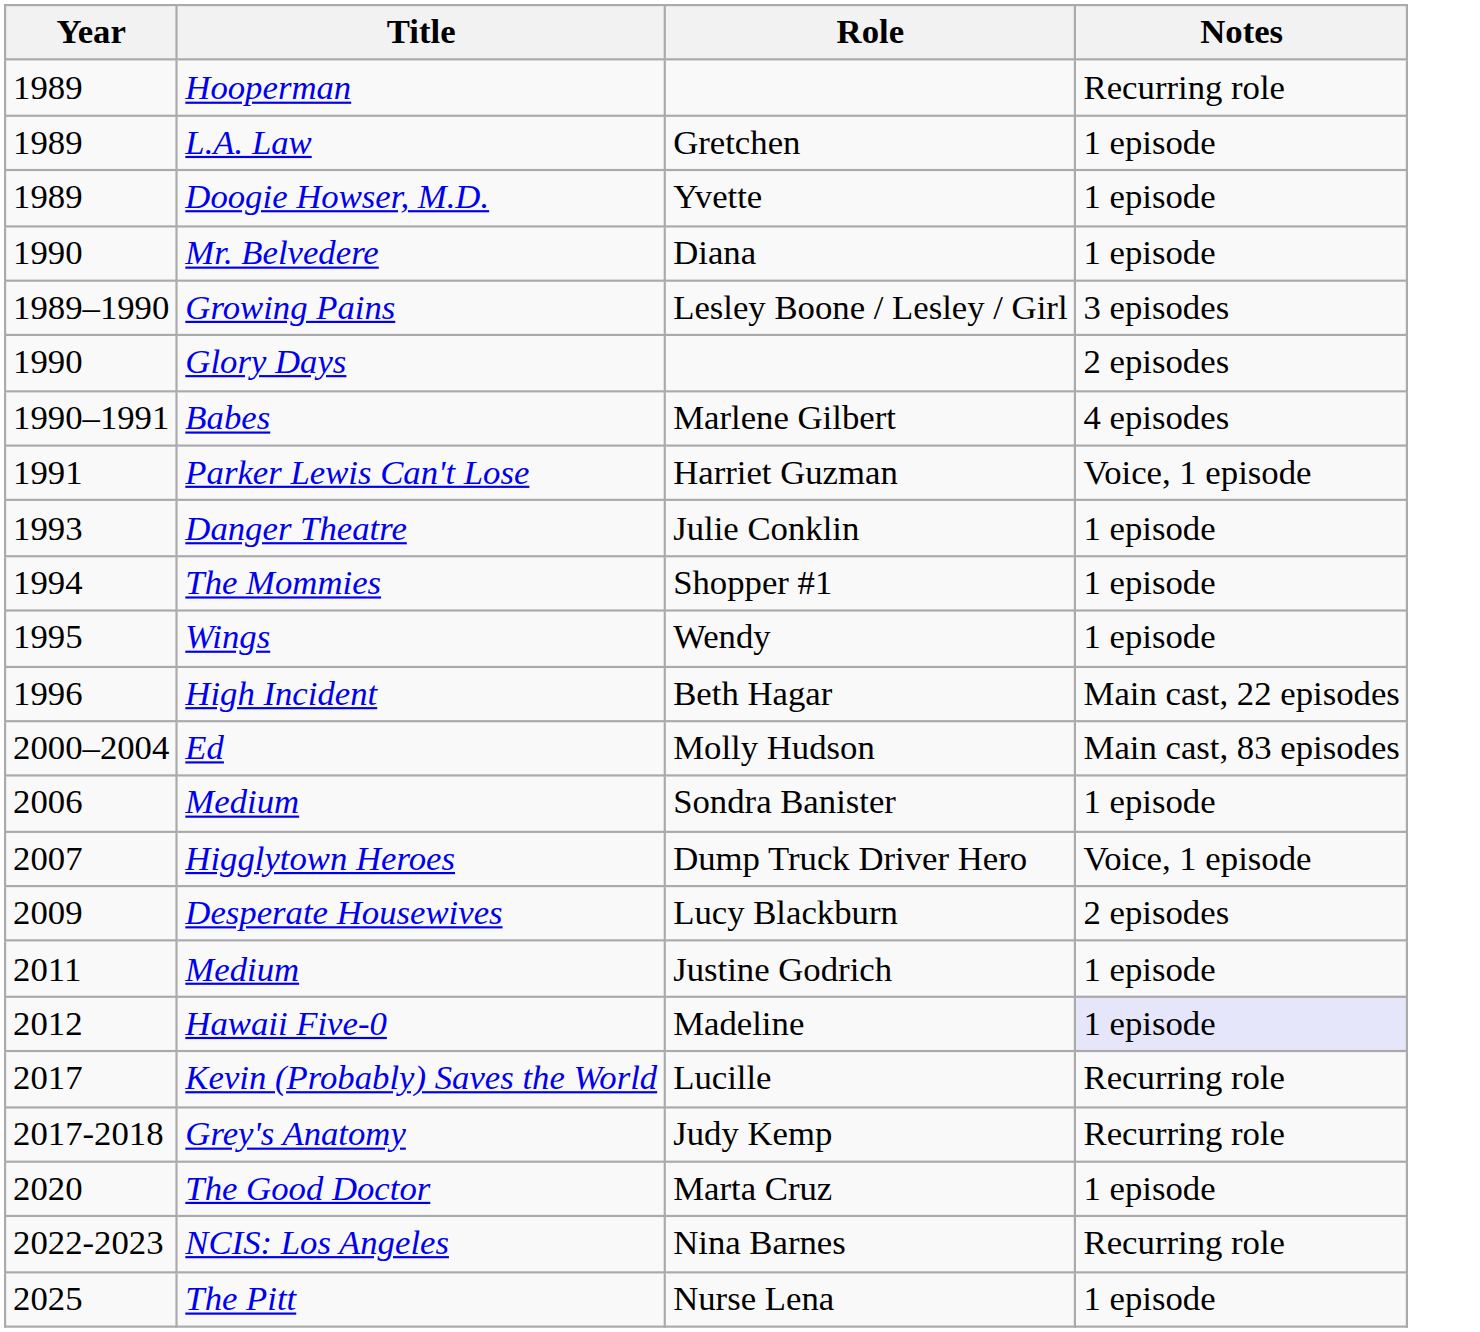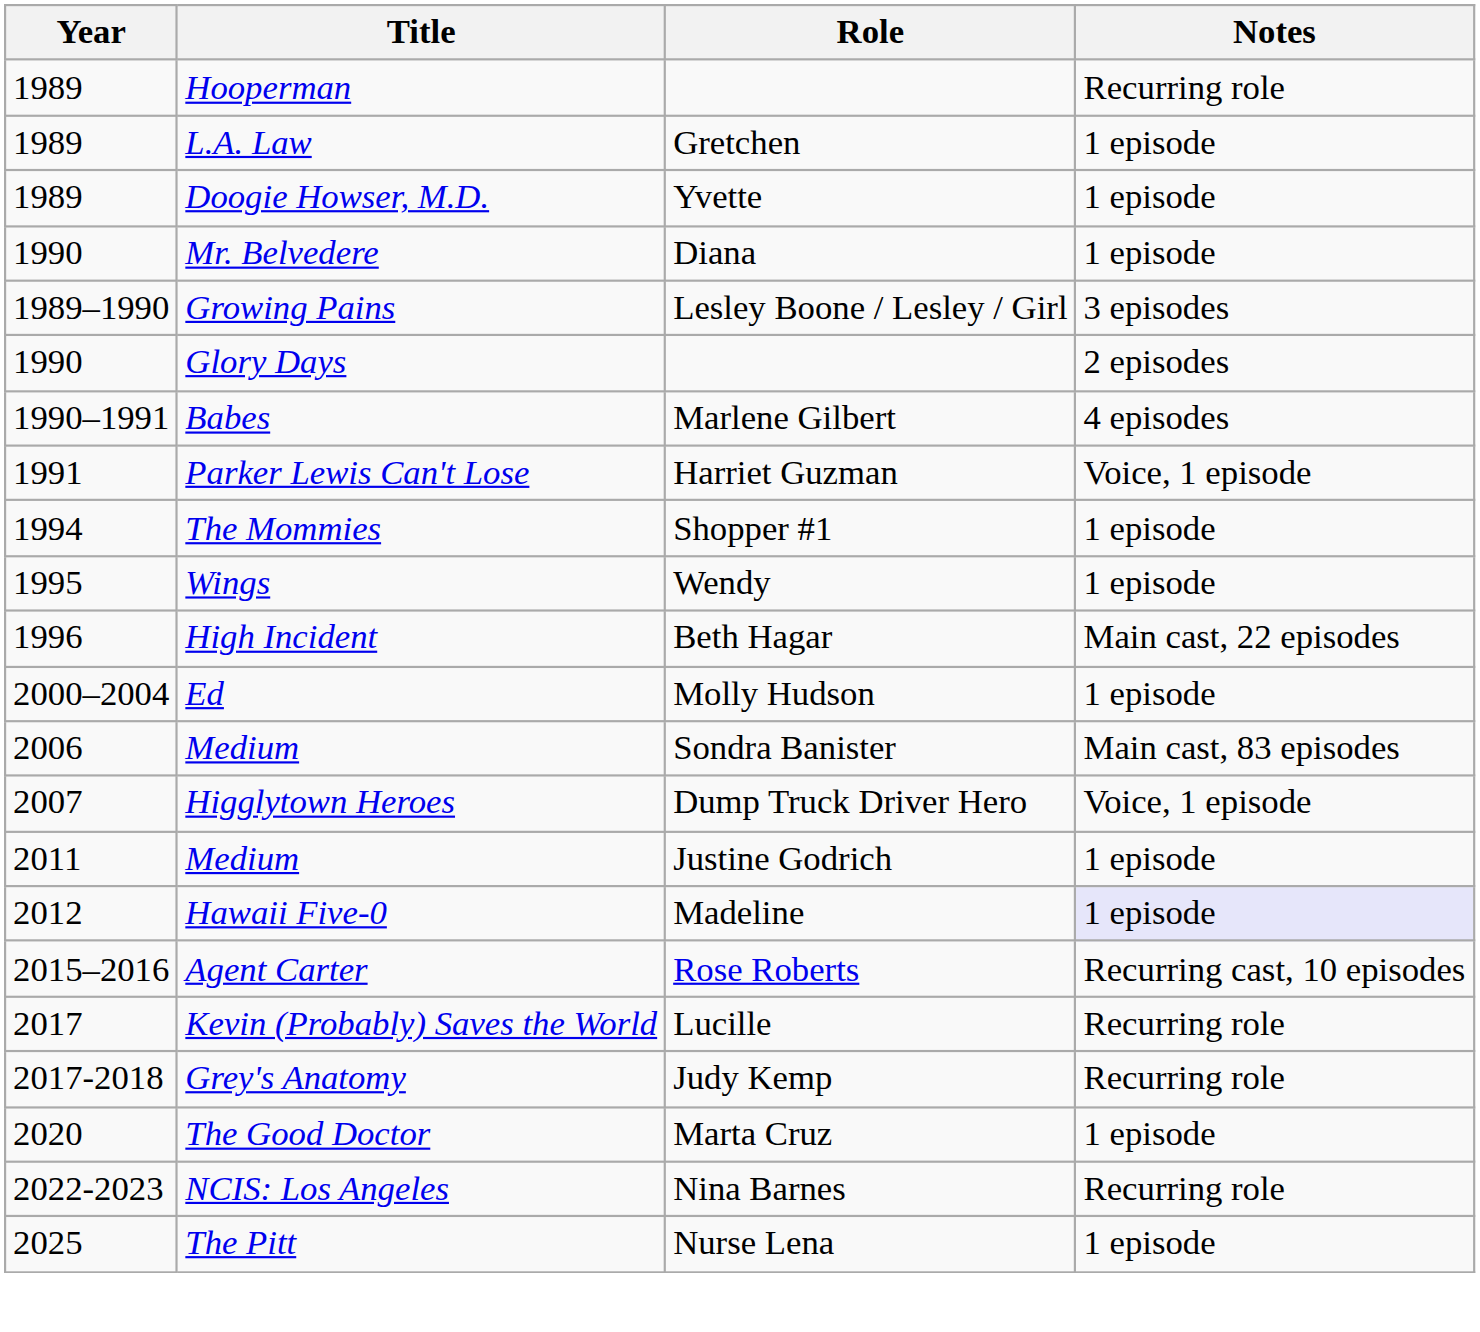- row: (296, 527)
(1242, 747) Main cast, 83 episodes -> (1150, 692) 1 episode
(1150, 802) 1 episode -> (1242, 747) Main cast, 83 episodes
- row: (344, 913)
+ row: (276, 968)
